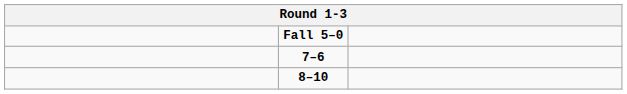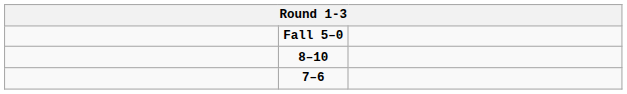rows swapped: (313, 57) <-> (313, 78)
